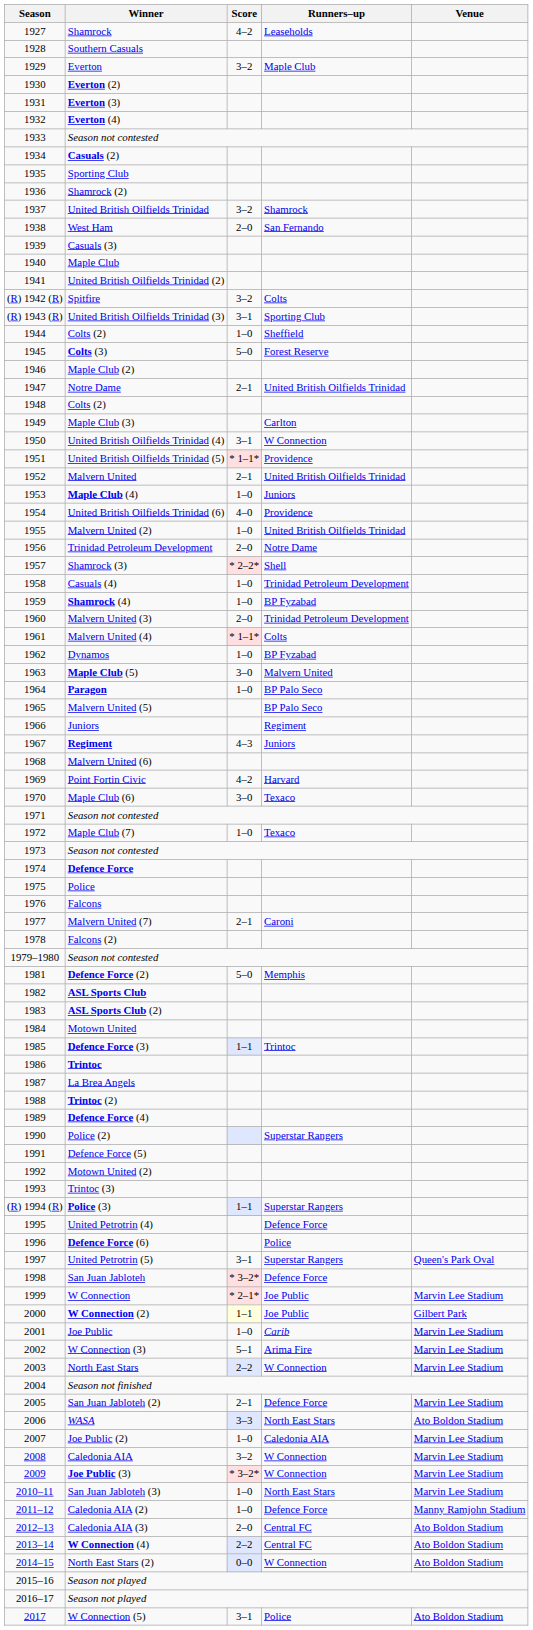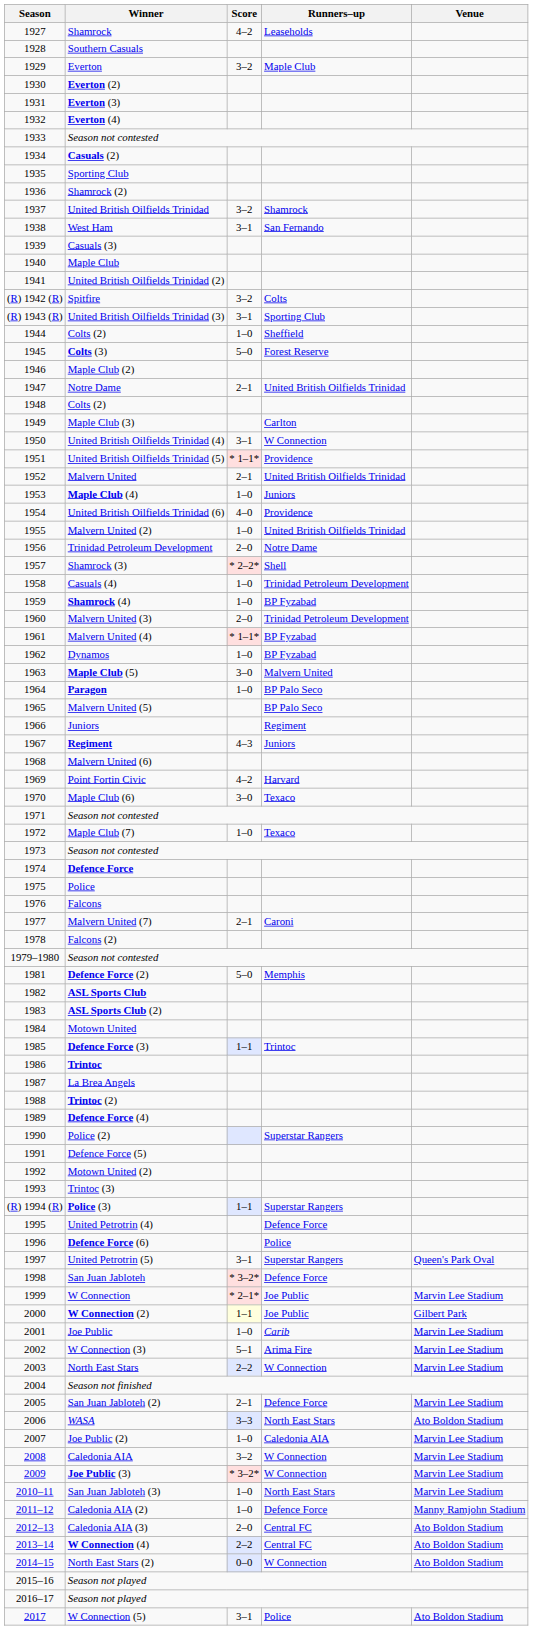(244, 227) 2–0 -> (244, 227) 3–1
(275, 637) Colts -> (290, 637) BP Fyzabad
